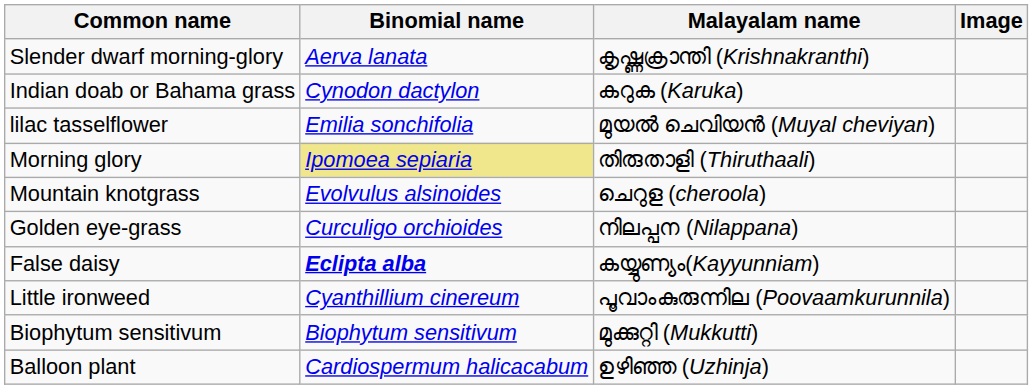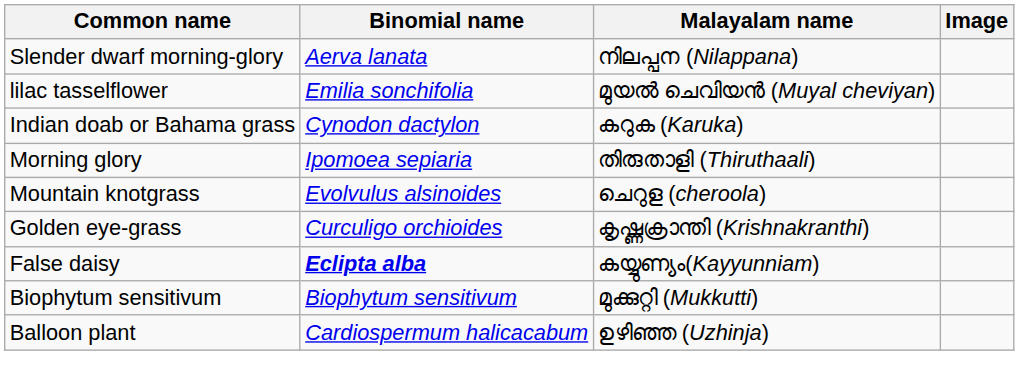(734, 56) കൃഷ്ണക്രാന്തി (Krishnakranthi) -> (698, 56) നിലപ്പന (Nilappana)
rows swapped: (152, 90) <-> (89, 125)
(389, 159) khaki background -> (389, 159) no background
(698, 228) നിലപ്പന (Nilappana) -> (734, 228) കൃഷ്ണക്രാന്തി (Krishnakranthi)
- row: (80, 297)
